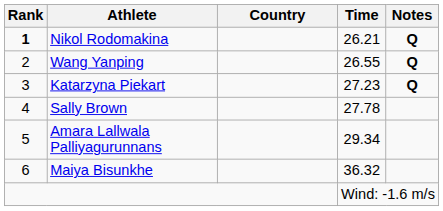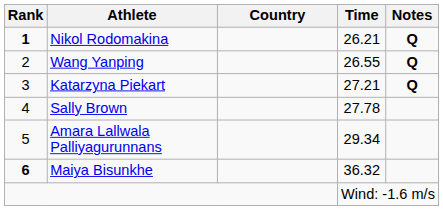(362, 85) 27.23 -> (362, 85) 27.21
(26, 170) normal -> (26, 170) bold
